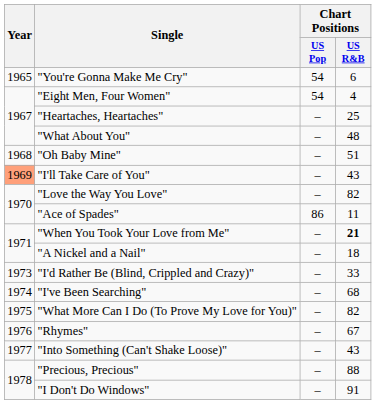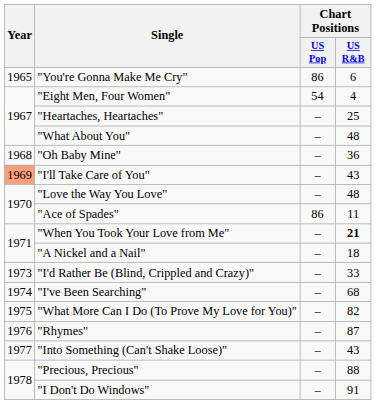(318, 77) 54 -> (318, 77) 86
(353, 155) 51 -> (353, 155) 36
(353, 194) 82 -> (353, 194) 48
(353, 331) 67 -> (353, 331) 87
